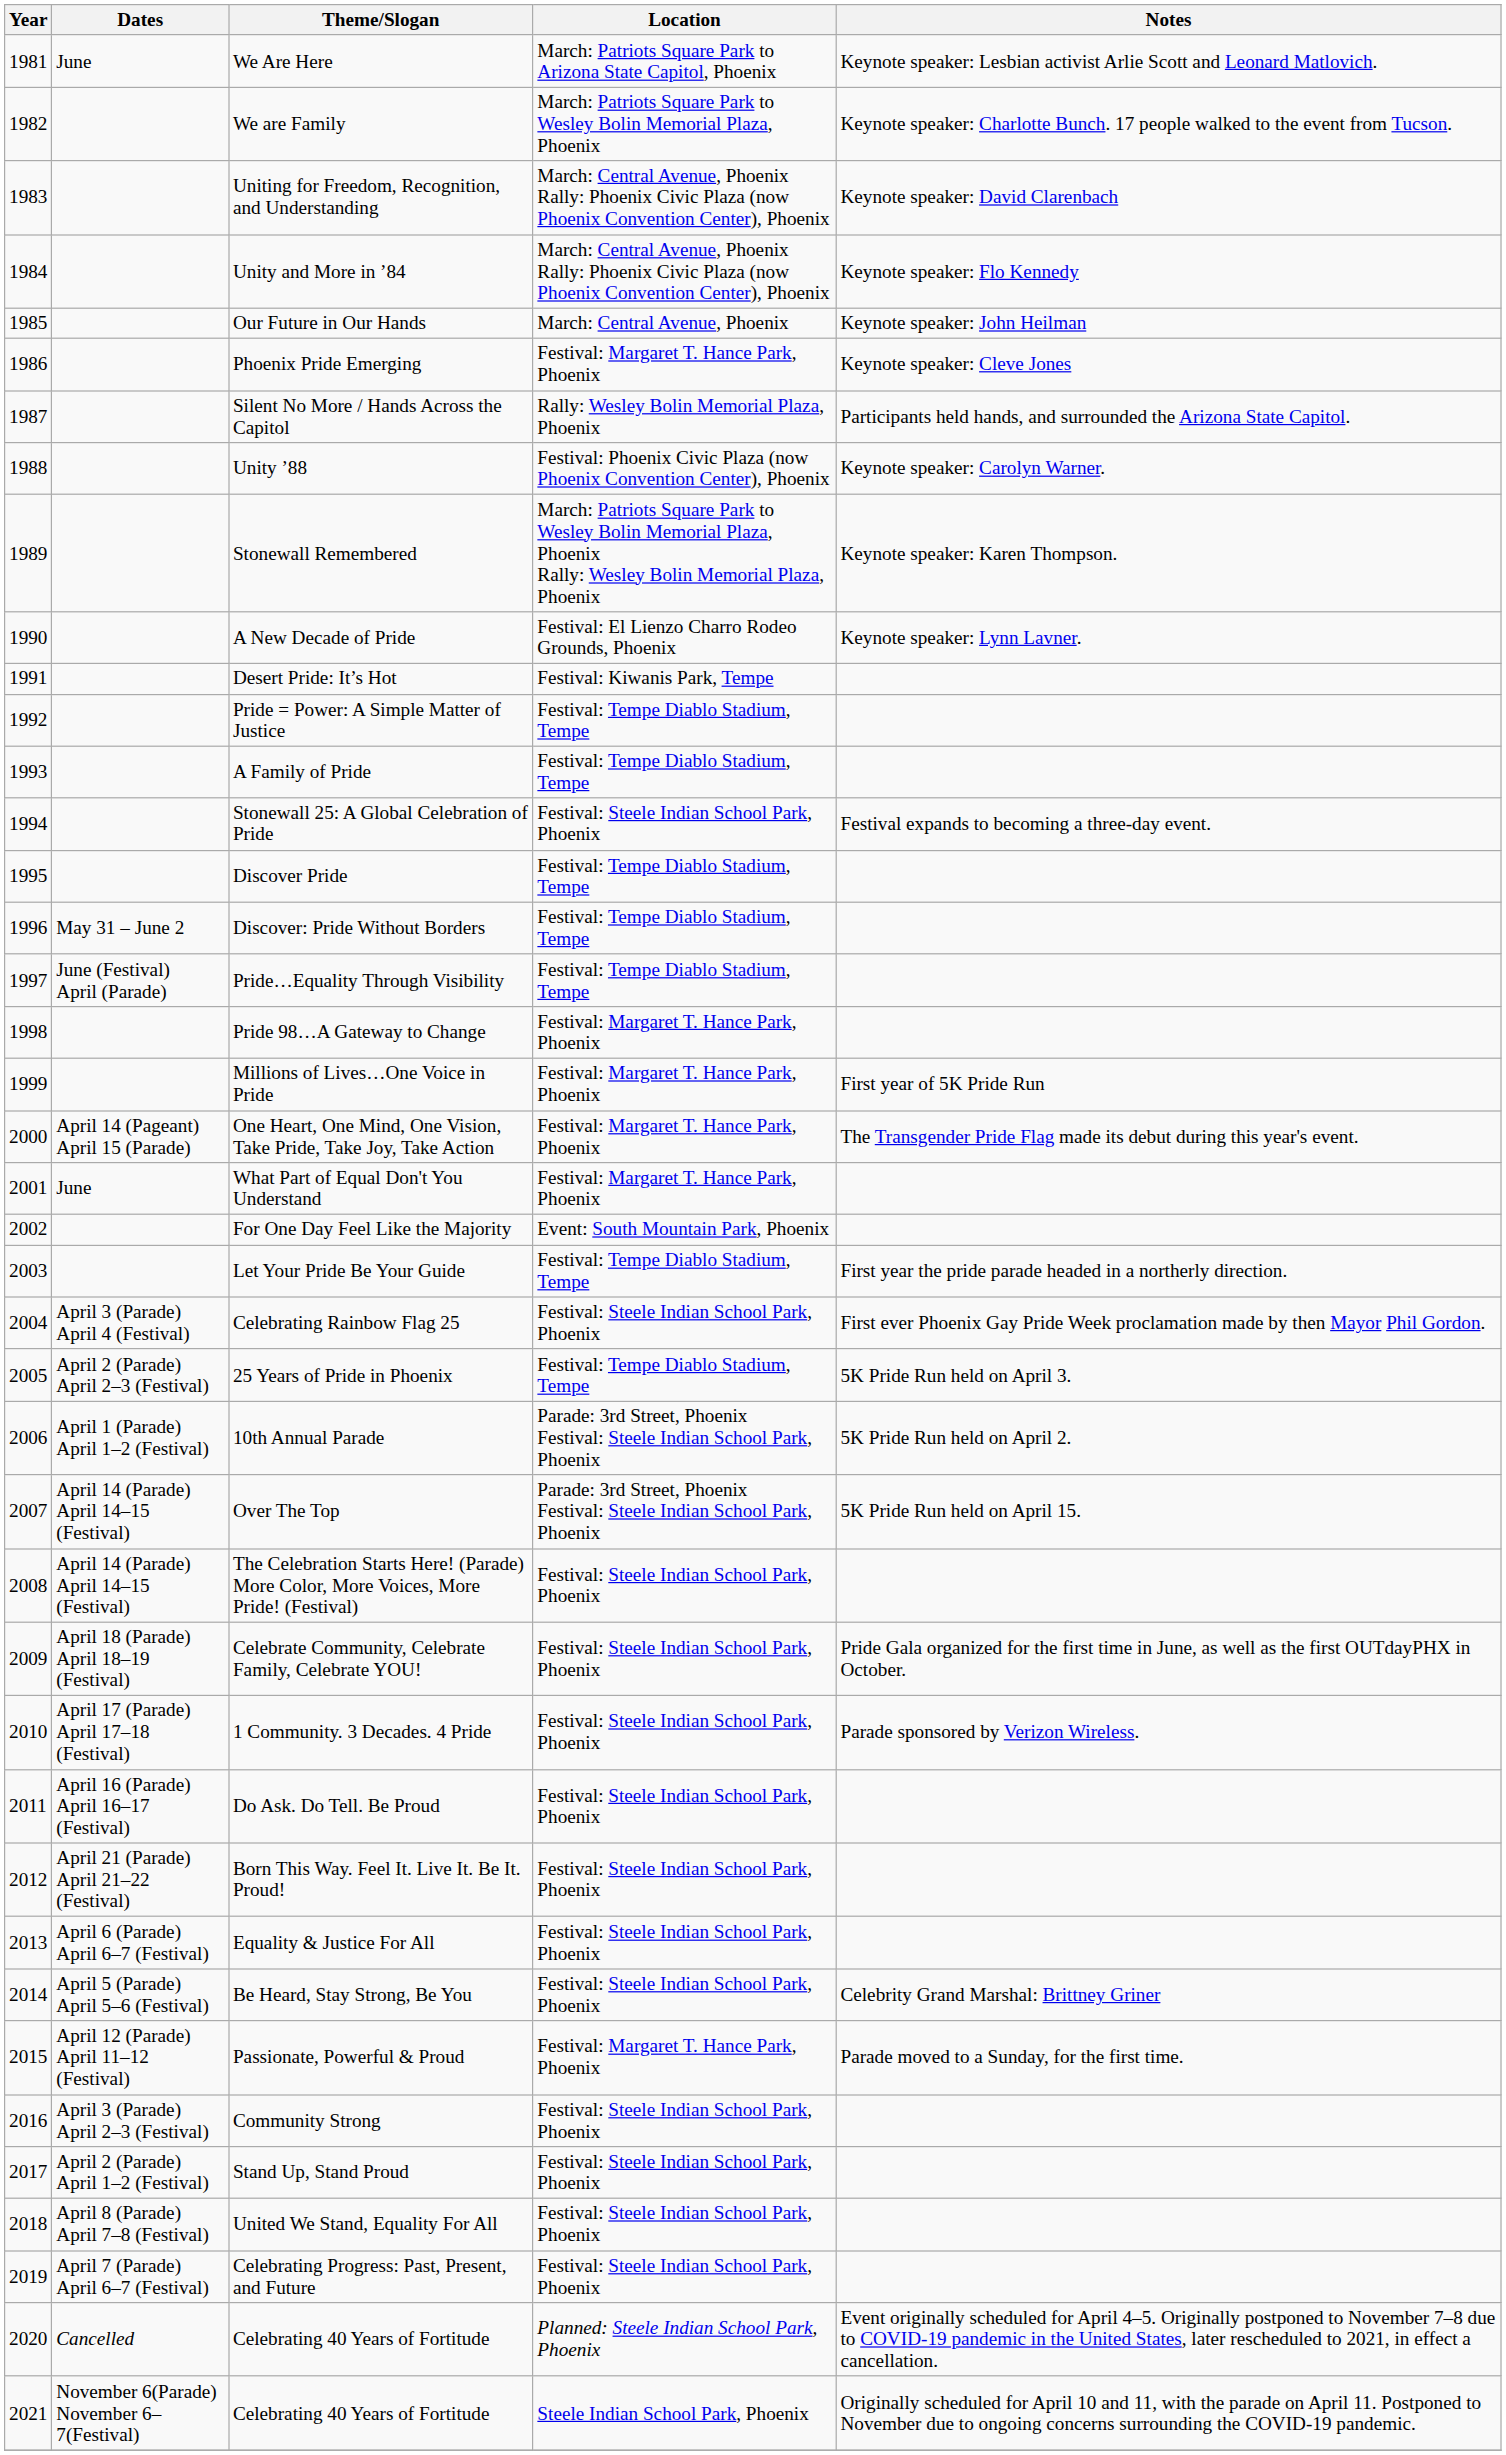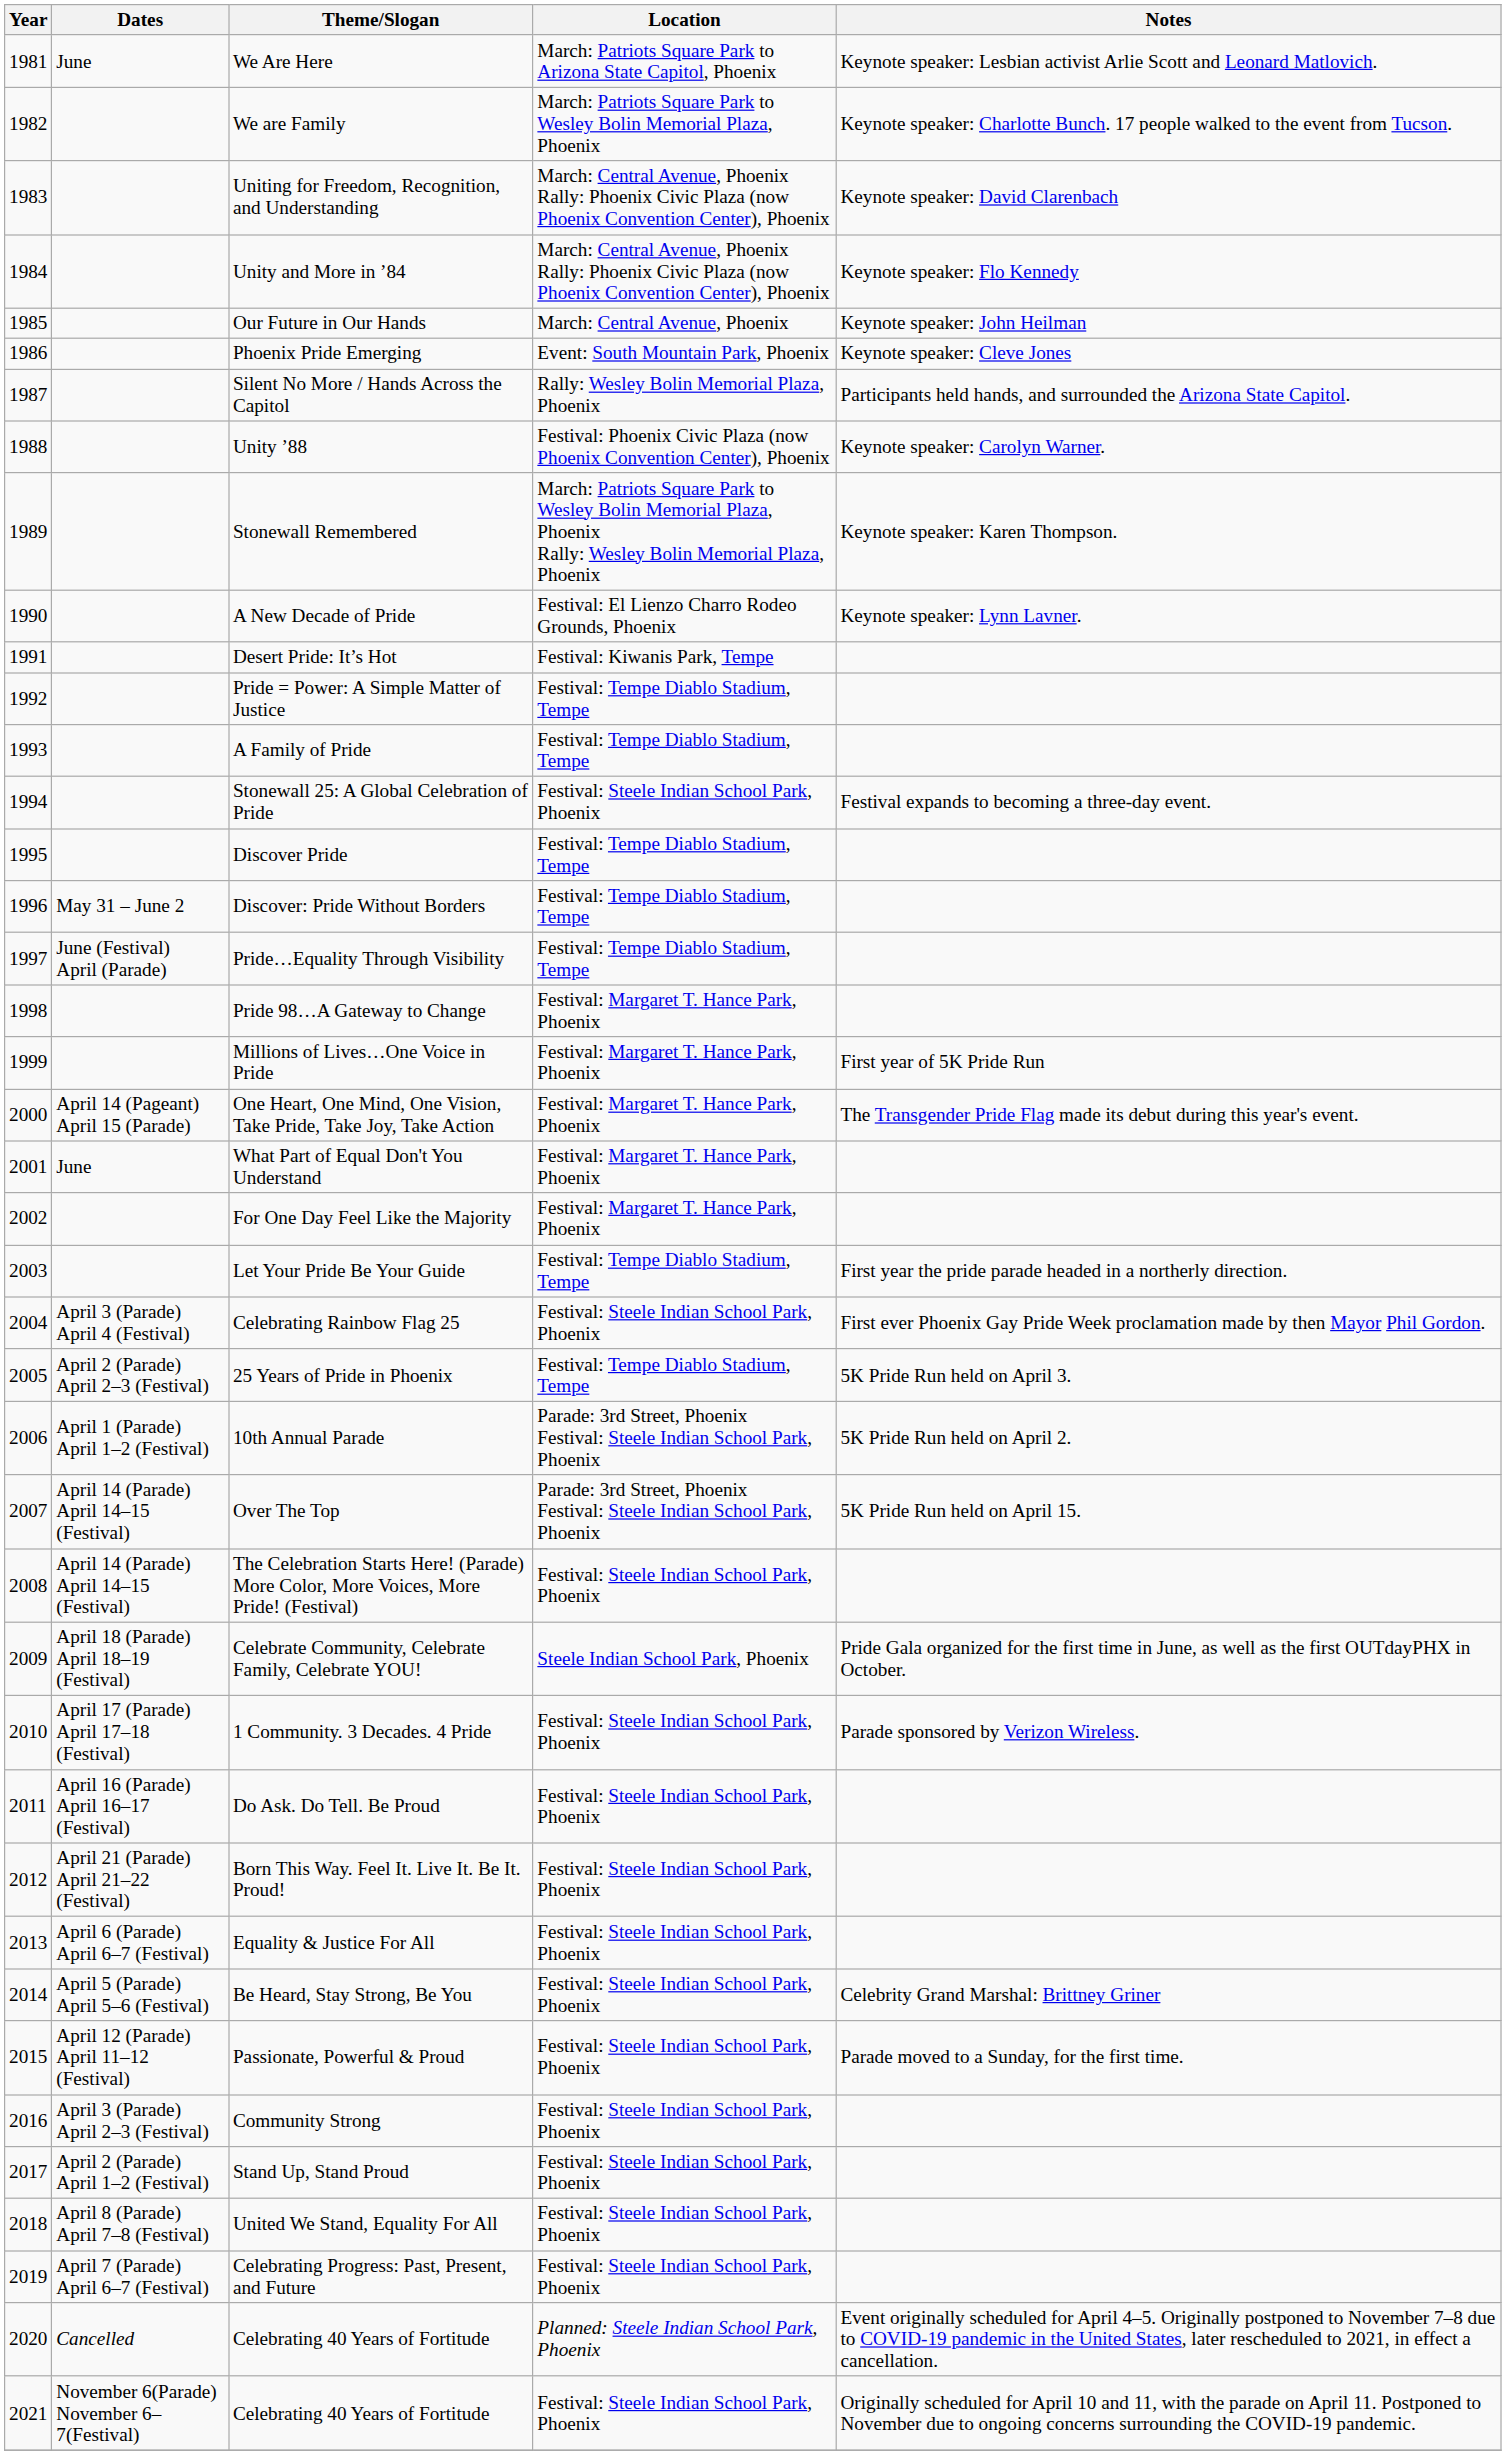(667, 364) Festival: Margaret T. Hance Park, Phoenix -> (683, 353) Event: South Mountain Park, Phoenix
(683, 1229) Event: South Mountain Park, Phoenix -> (667, 1218) Festival: Margaret T. Hance Park, Phoenix
(675, 1658) Festival: Steele Indian School Park, Phoenix -> (673, 1658) Steele Indian School Park, Phoenix
(667, 2057) Festival: Margaret T. Hance Park, Phoenix -> (675, 2057) Festival: Steele Indian School Park, Phoenix
(673, 2412) Steele Indian School Park, Phoenix -> (675, 2412) Festival: Steele Indian School Park, Phoenix
